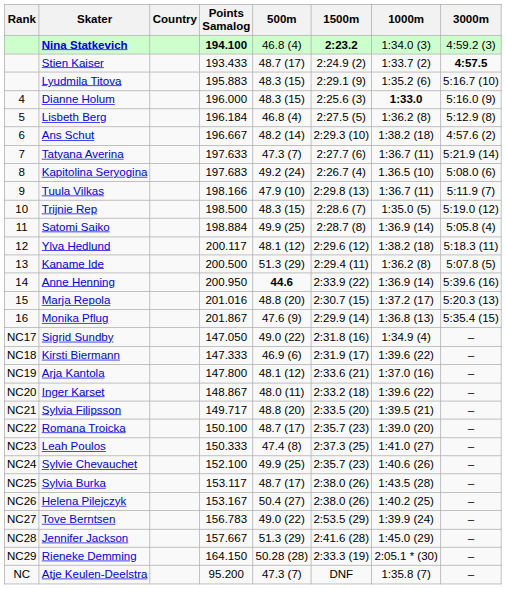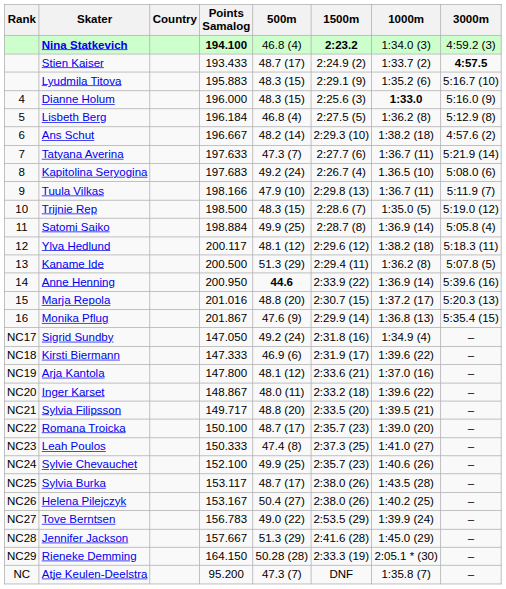(282, 337) 49.0 (22) -> (282, 337) 49.2 (24)
